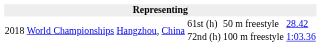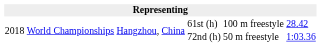(251, 23) 50 m freestyle -> (253, 23) 100 m freestyle
(253, 37) 100 m freestyle -> (251, 37) 50 m freestyle
